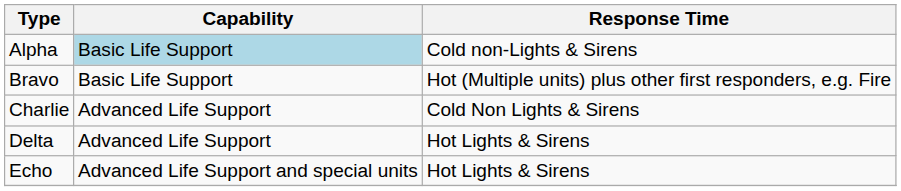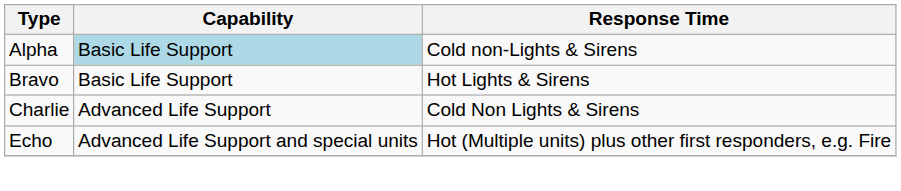(659, 79) Hot (Multiple units) plus other first responders, e.g. Fire -> (508, 79) Hot Lights & Sirens
- row: (31, 140)
(508, 170) Hot Lights & Sirens -> (659, 140) Hot (Multiple units) plus other first responders, e.g. Fire
